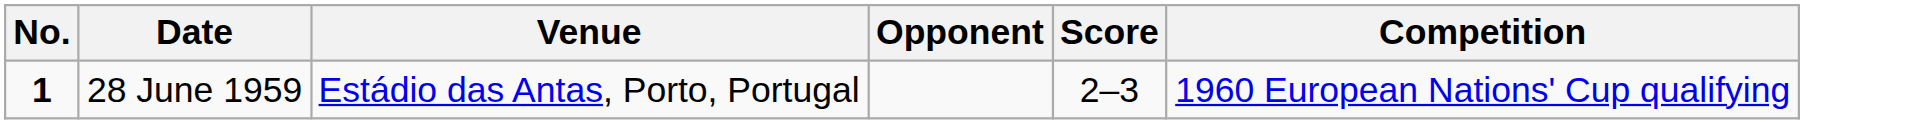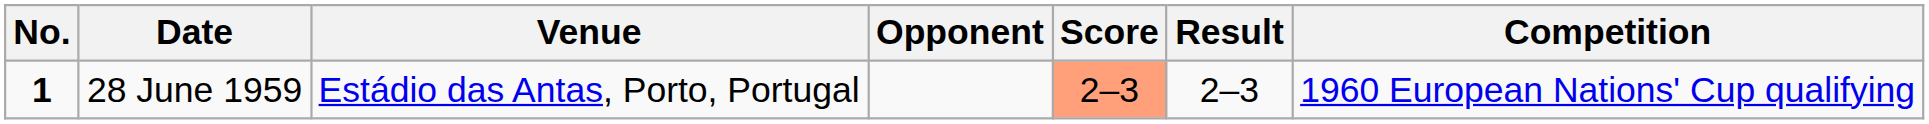+ column: (1229, 32)
(1109, 88) no background -> (1109, 88) lightsalmon background
